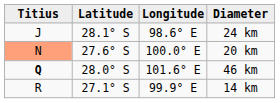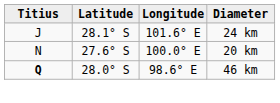(173, 32) 98.6° E -> (173, 32) 101.6° E
(38, 51) lightsalmon background -> (38, 51) no background
(173, 70) 101.6° E -> (173, 70) 98.6° E
- row: (240, 88)
